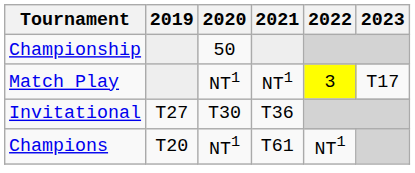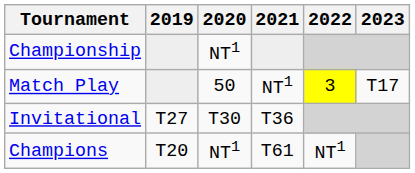(225, 50) 50 -> (225, 52) NT1
(225, 82) NT1 -> (225, 86) 50
